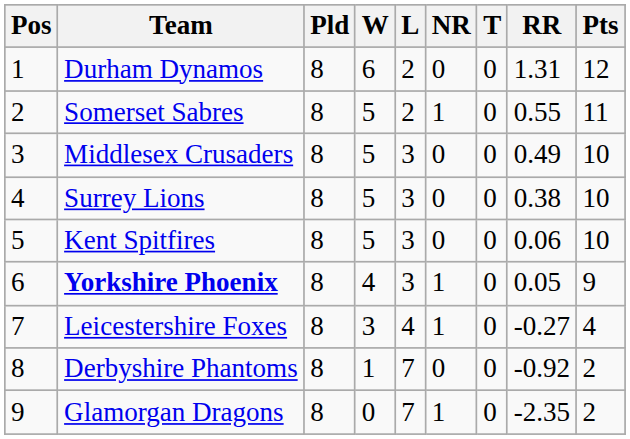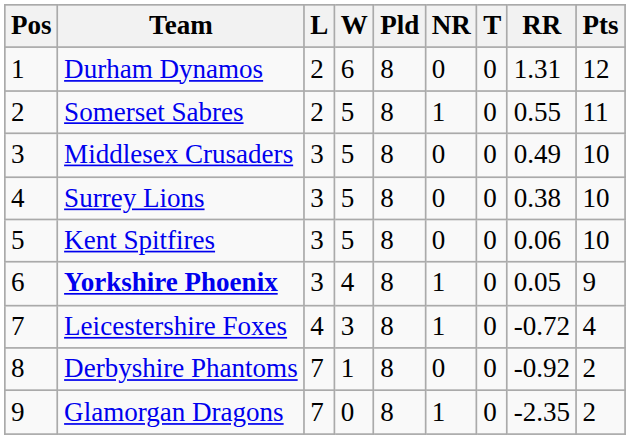columns swapped: (330, 25) <-> (410, 25)
(542, 326) -0.27 -> (542, 326) -0.72
